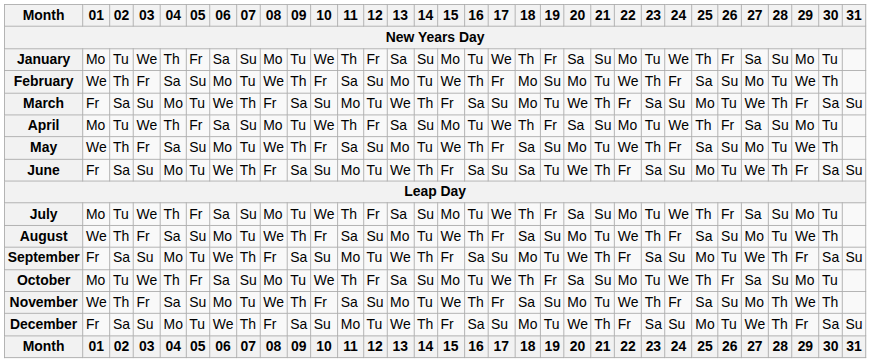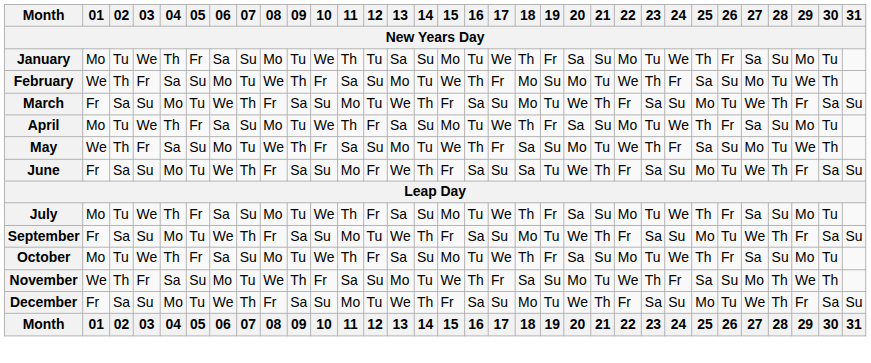(373, 59) Fr -> (374, 59) Tu
(374, 170) Tu -> (373, 170) Fr
- row: (44, 236)
